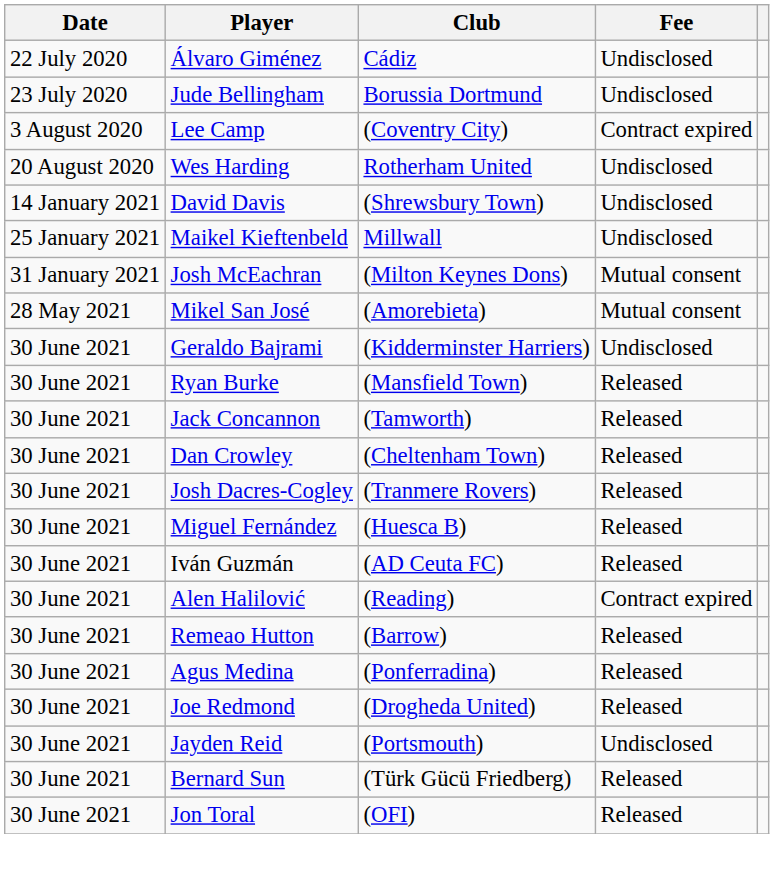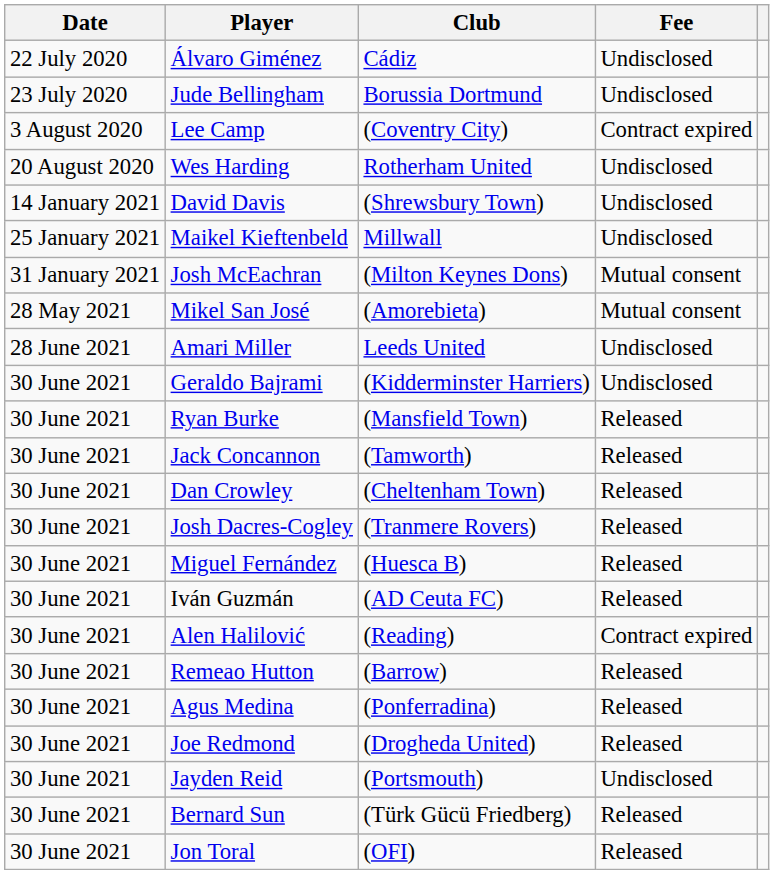+ row: (231, 346)
